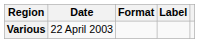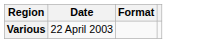- column: (173, 13)
